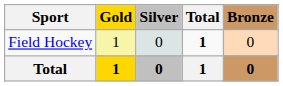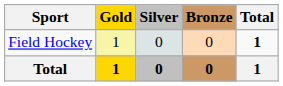columns swapped: (250, 16) <-> (203, 16)
